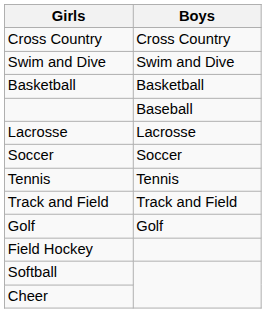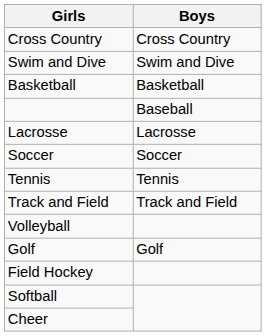+ row: (39, 226)
